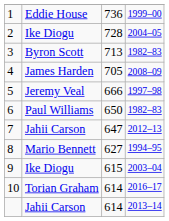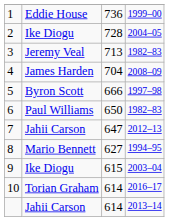(54, 52) Byron Scott -> (55, 52) Jeremy Veal
(113, 71) 705 -> (113, 71) 704
(55, 91) Jeremy Veal -> (54, 91) Byron Scott
